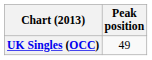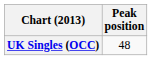(124, 45) 49 -> (124, 45) 48
